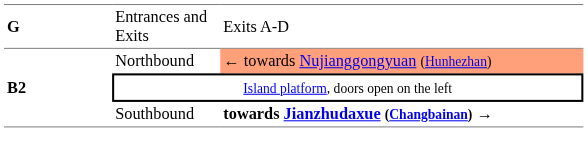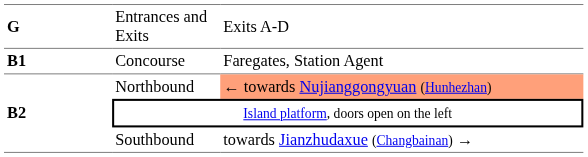+ row: (150, 61)
(358, 114) bold -> (348, 139) normal
